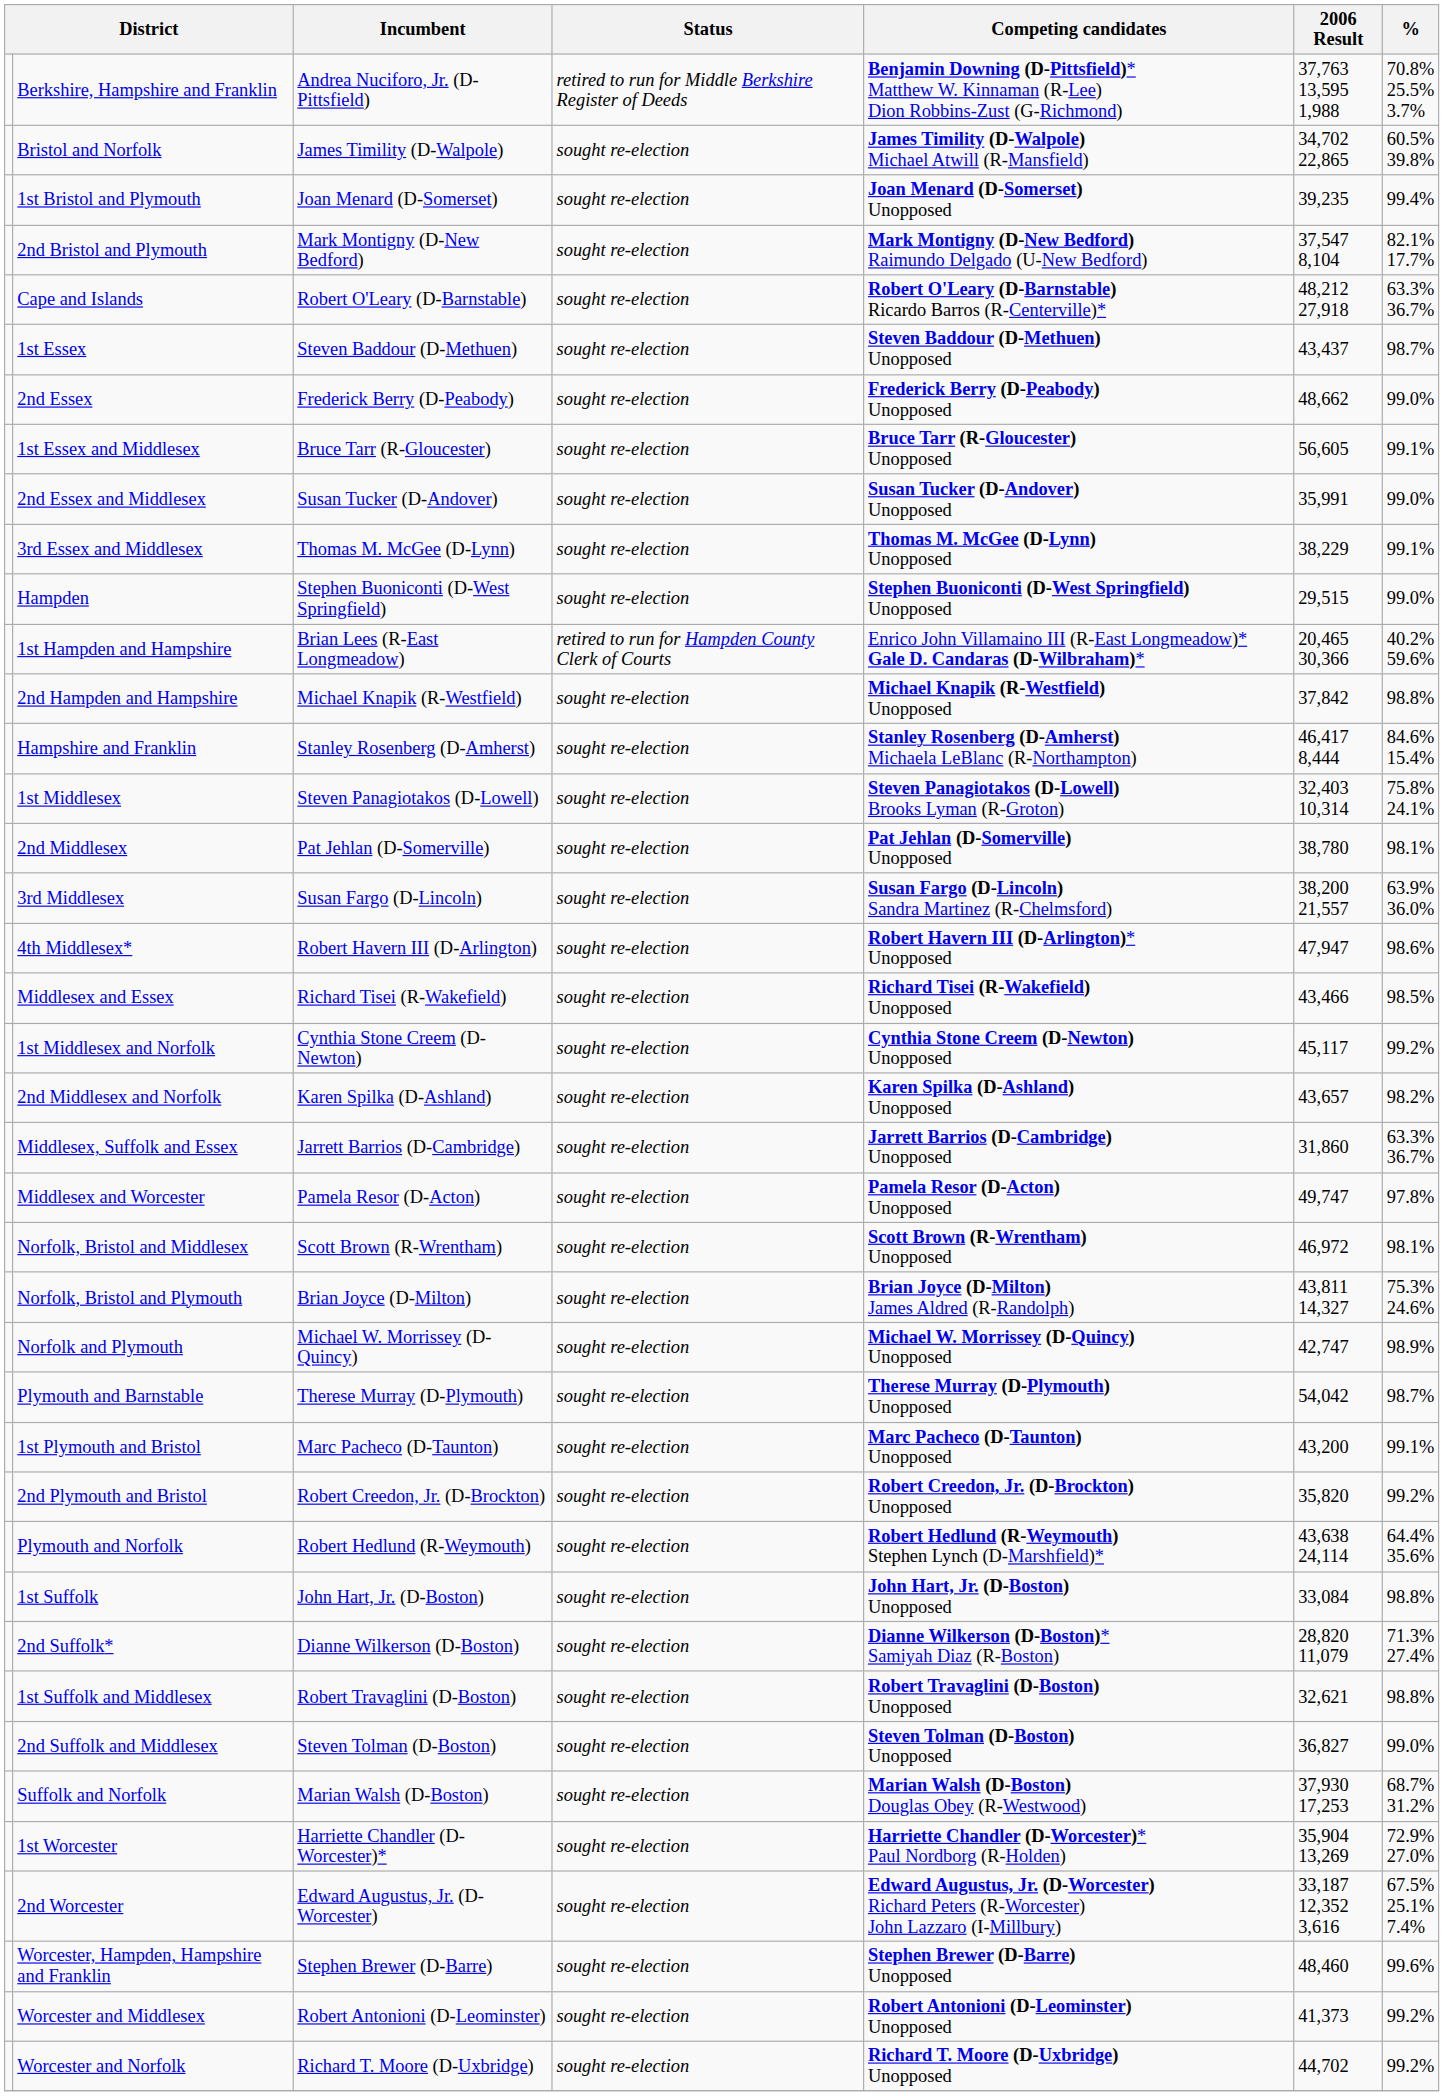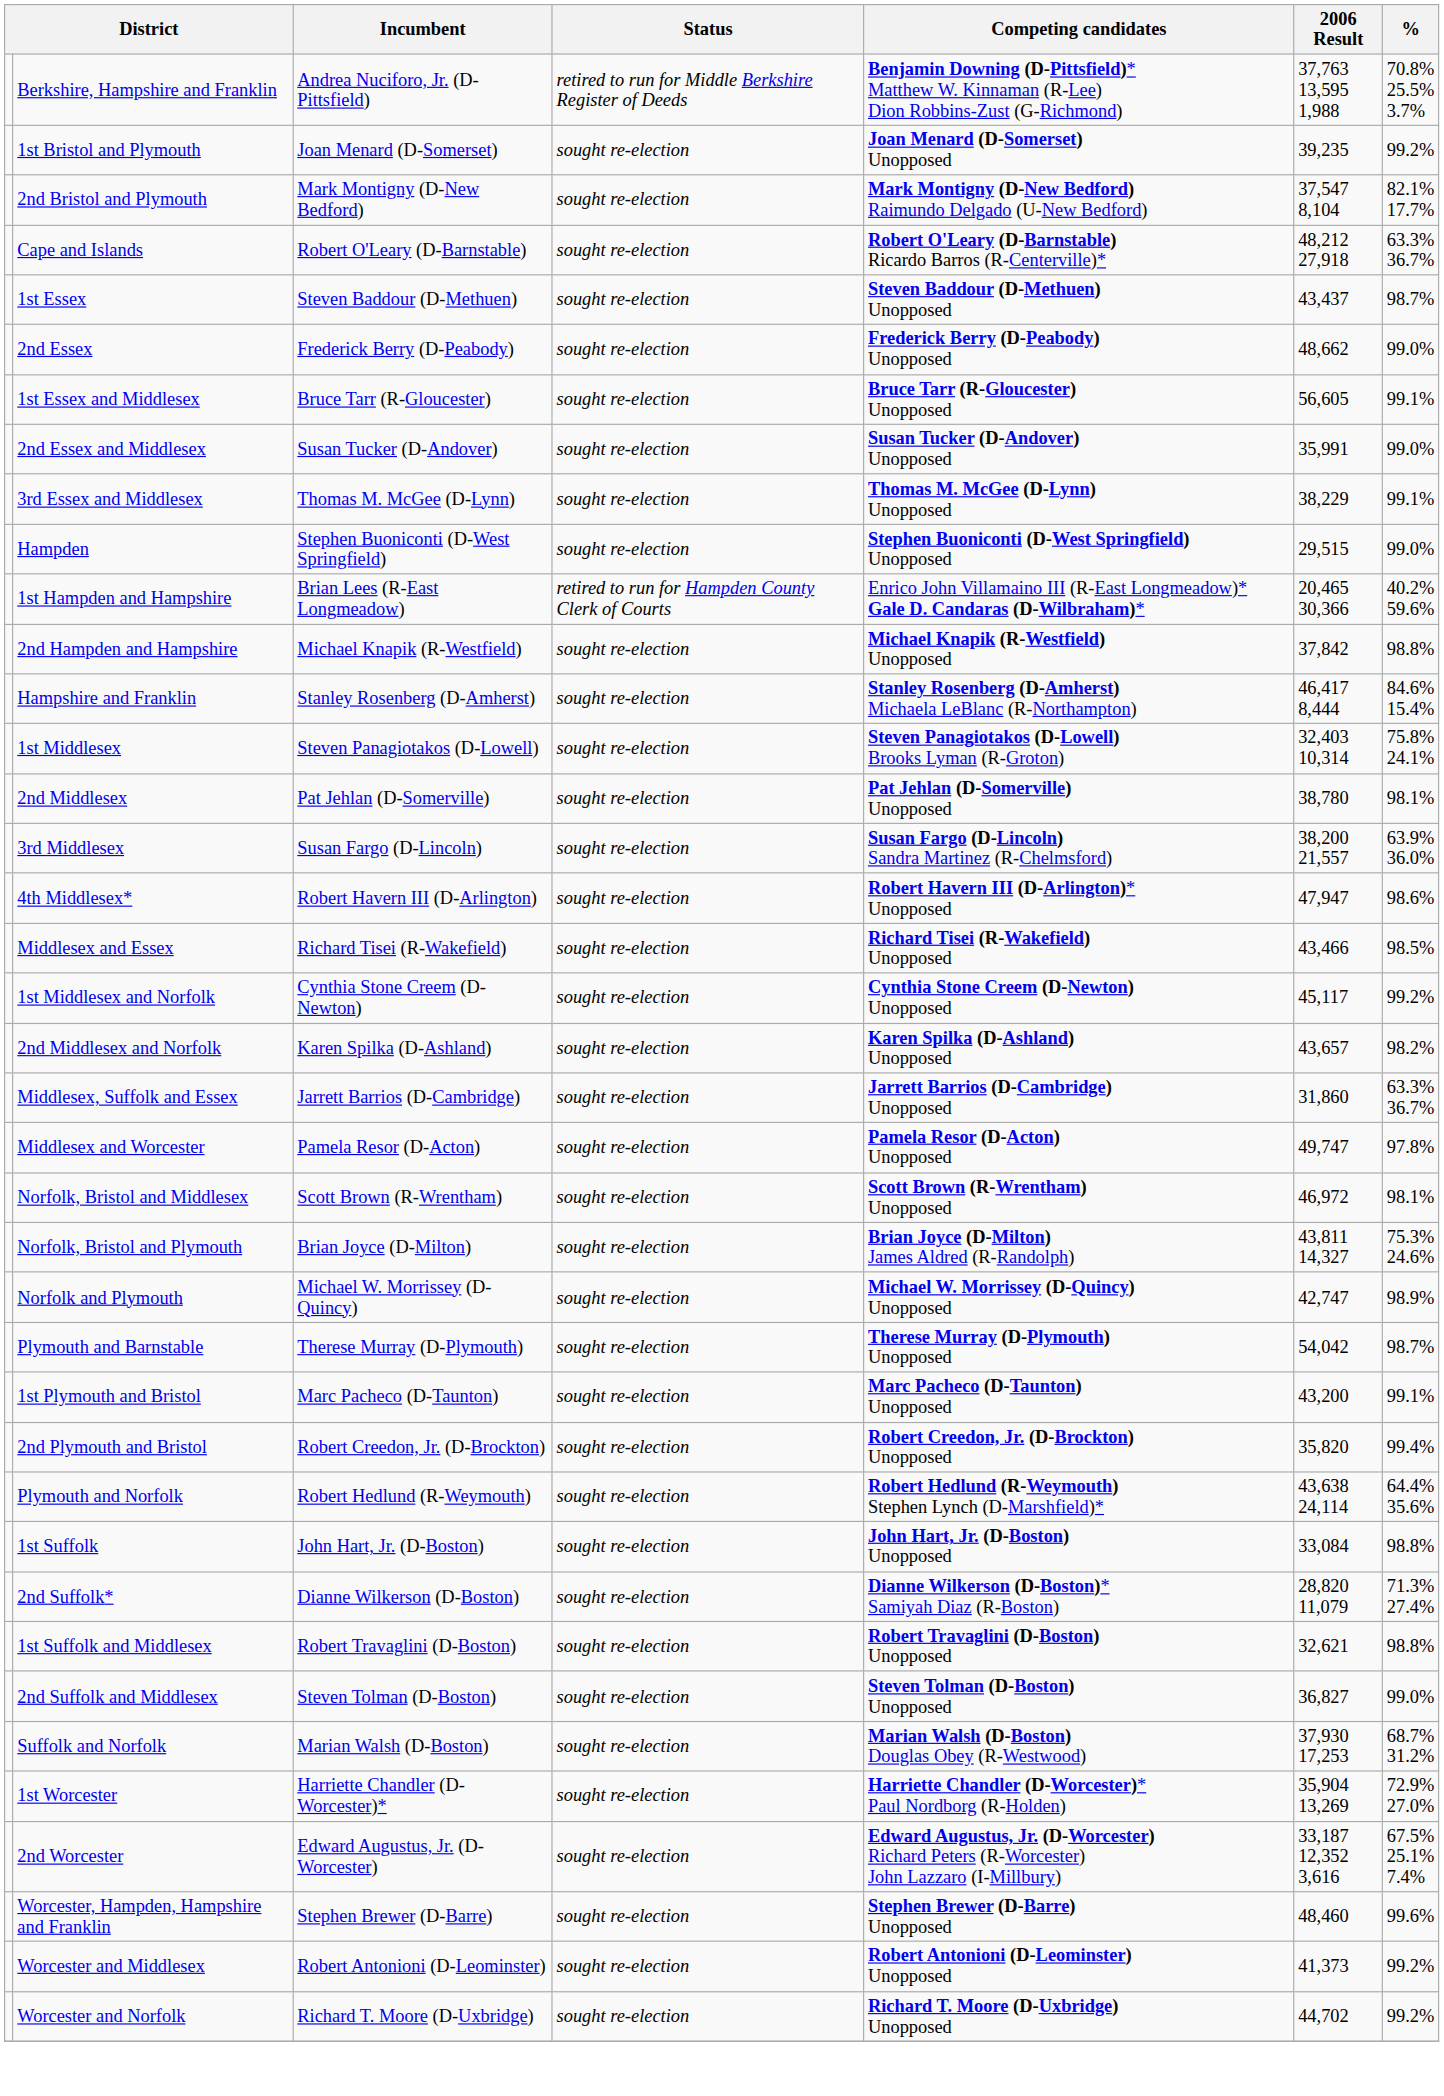- row: (89, 149)
(1411, 199) 99.4% -> (1411, 149) 99.2%
(1411, 1496) 99.2% -> (1411, 1446) 99.4%
